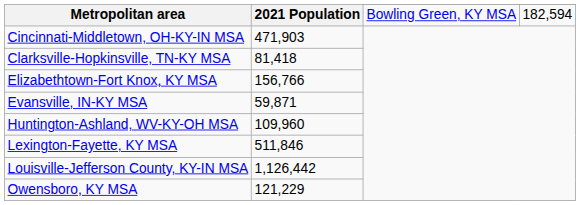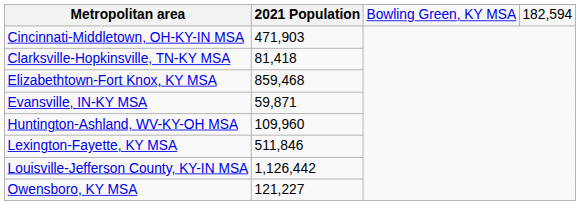(279, 80) 156,766 -> (279, 80) 859,468
(279, 189) 121,229 -> (279, 189) 121,227
